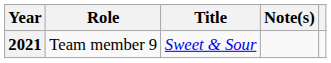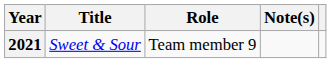columns swapped: (211, 17) <-> (103, 17)
